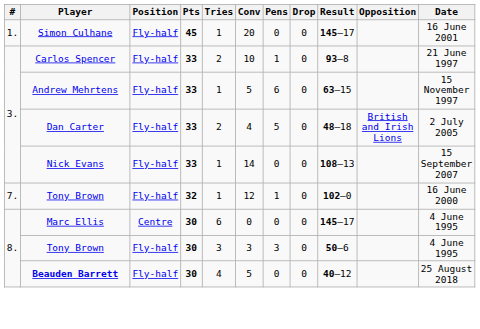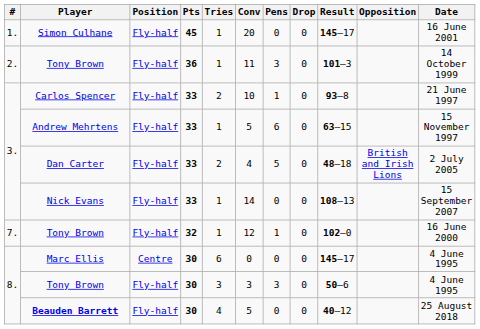+ row: (12, 65)
